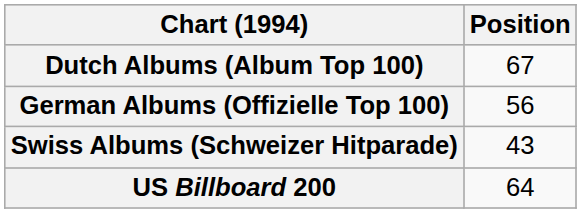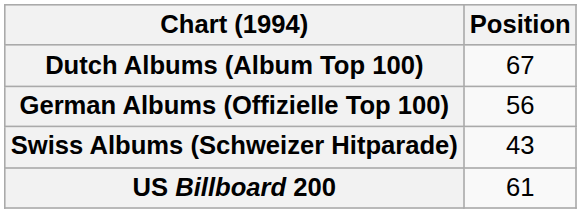(520, 187) 64 -> (520, 187) 61
